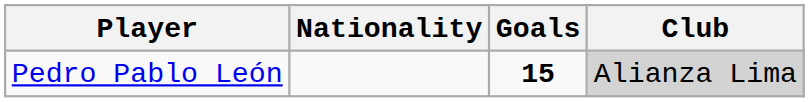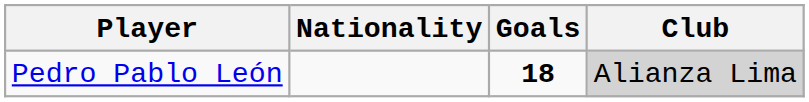(538, 74) 15 -> (538, 74) 18
